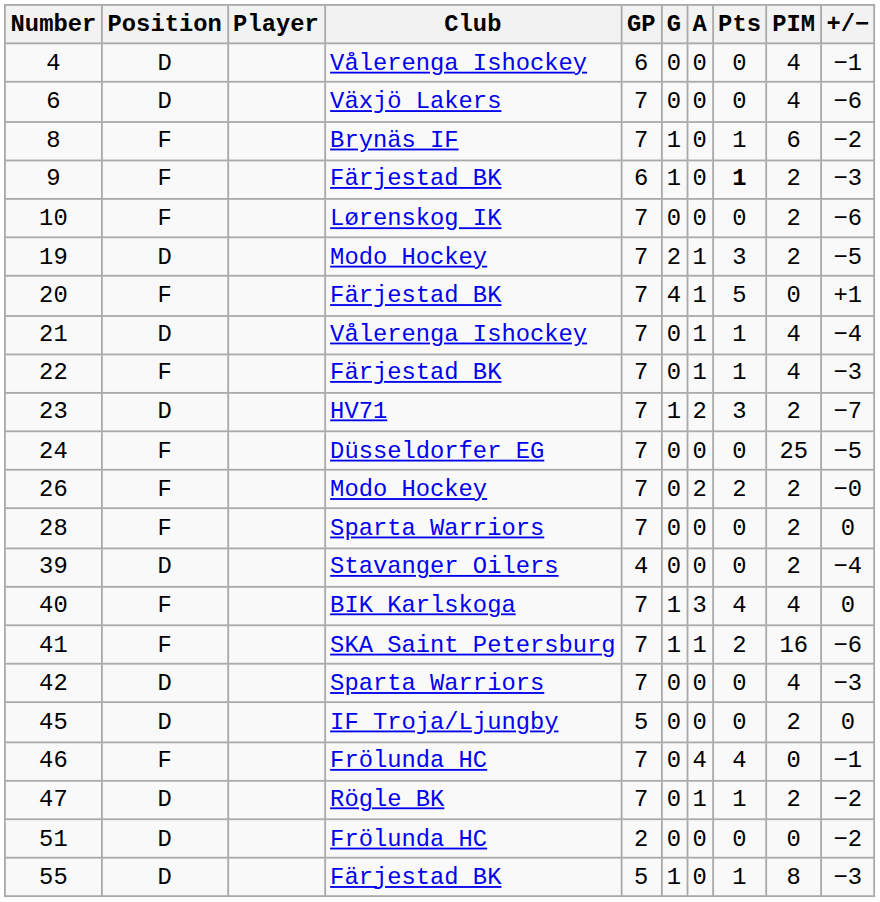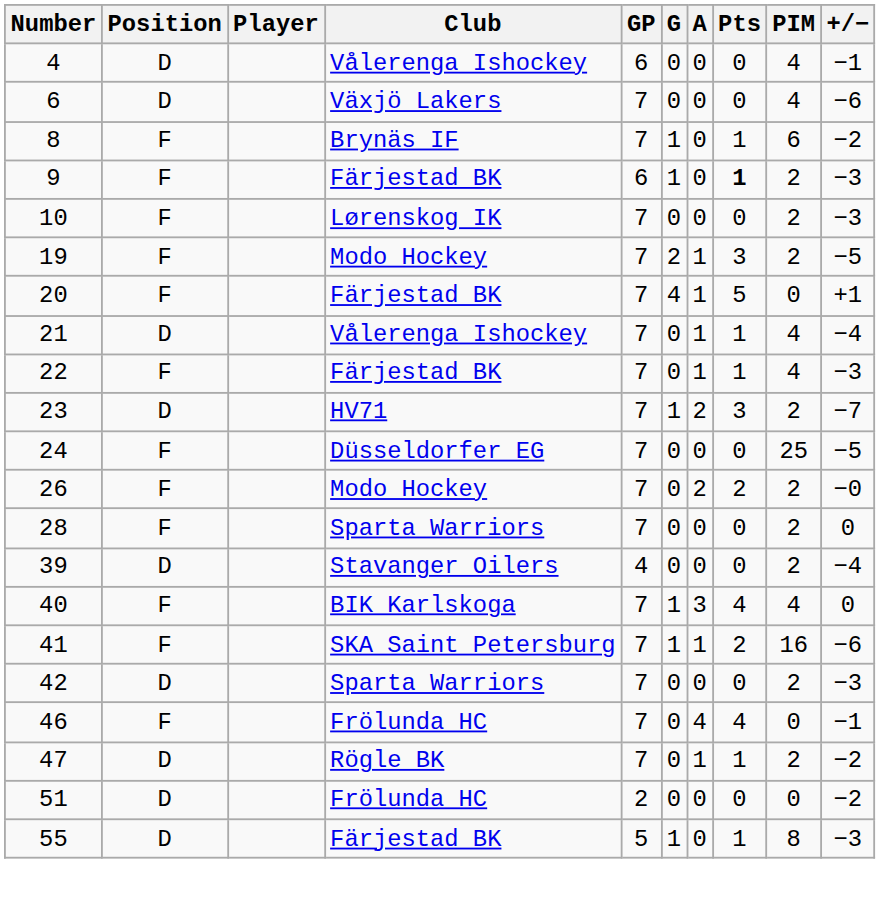(848, 218) −6 -> (848, 218) −3
(165, 257) D -> (165, 257) F
(794, 683) 4 -> (794, 683) 2
- row: (53, 722)
